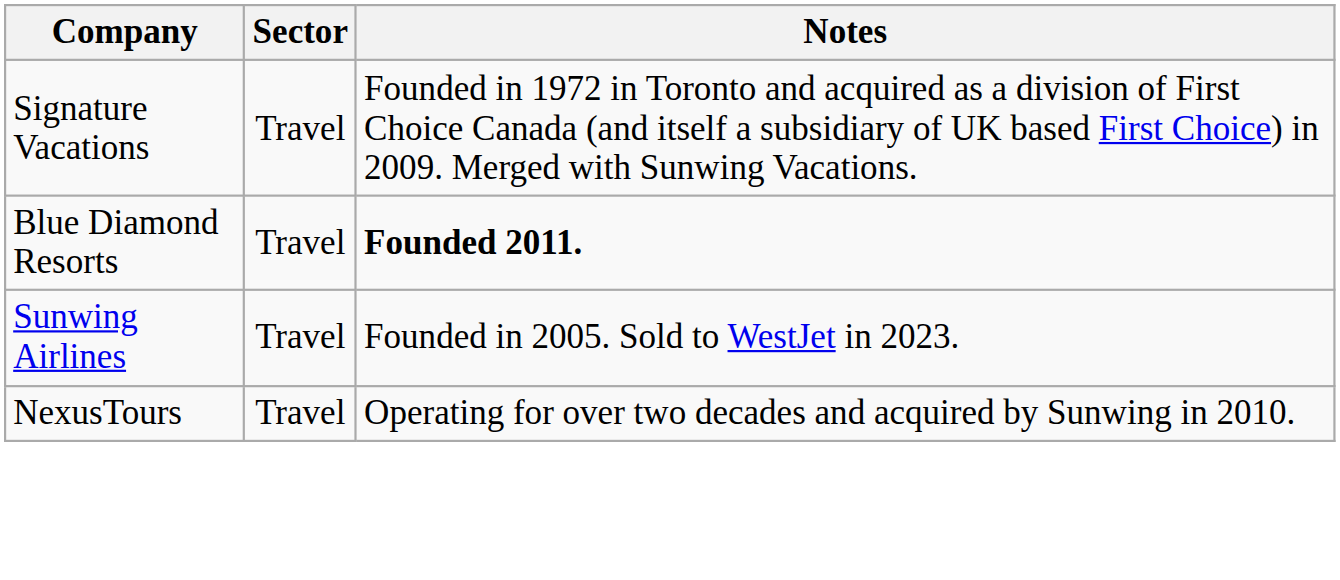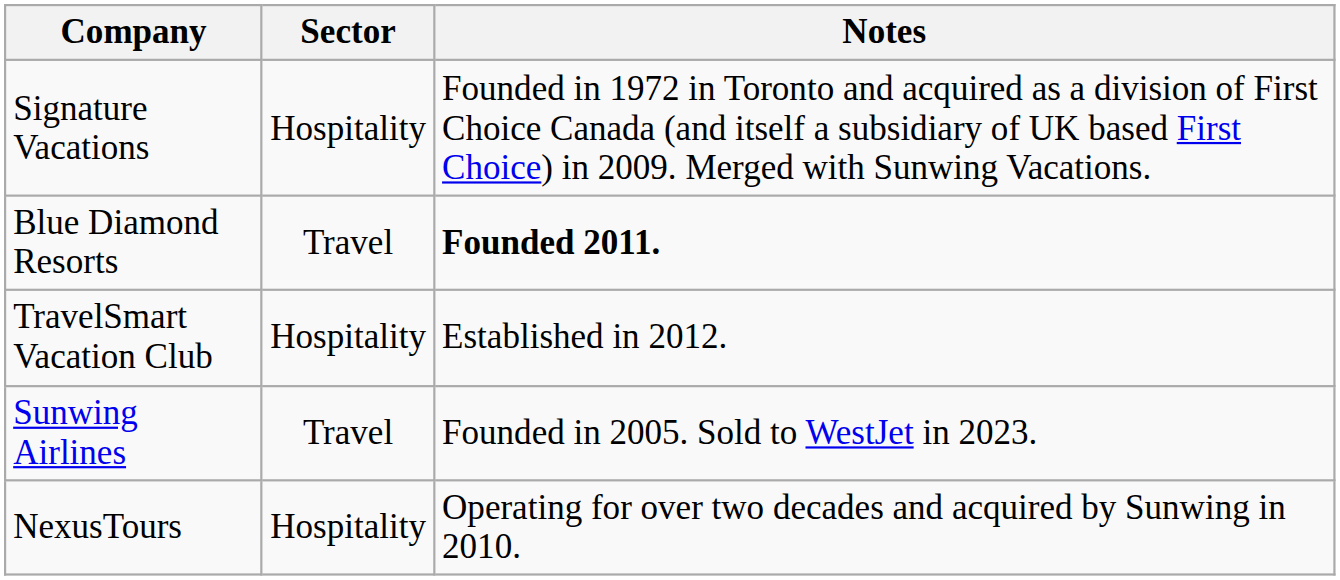(300, 127) Travel -> (348, 127) Hospitality
+ row: (113, 336)
(300, 412) Travel -> (348, 526) Hospitality
